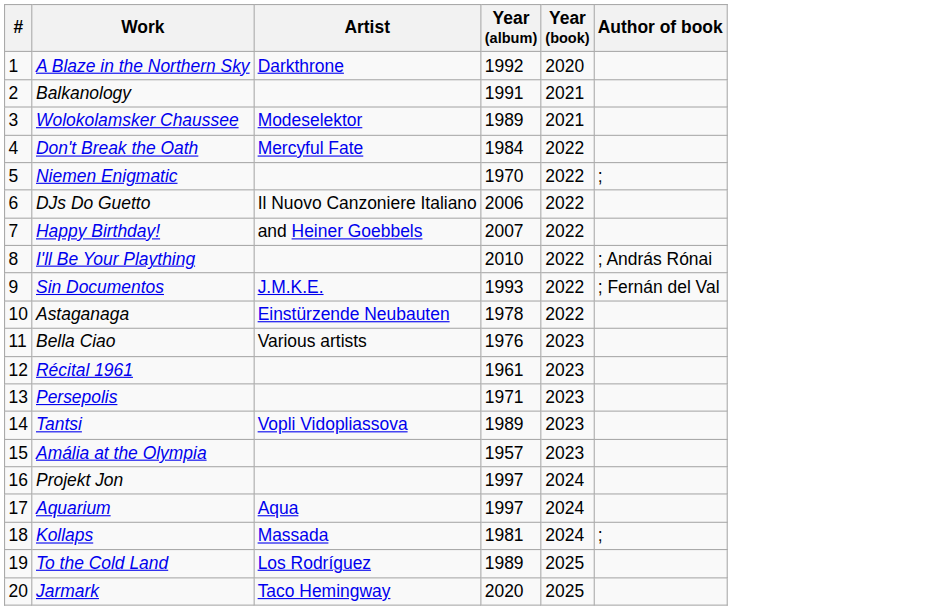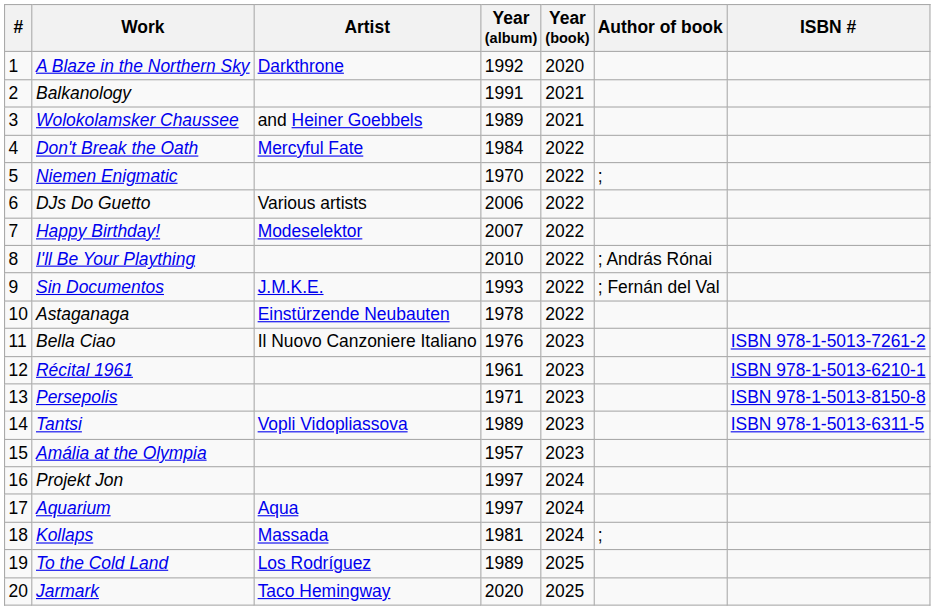+ column: (828, 28)
(310, 120) Modeselektor -> (340, 120) and Heiner Goebbels
(367, 203) Il Nuovo Canzoniere Italiano -> (312, 203) Various artists
(340, 231) and Heiner Goebbels -> (310, 231) Modeselektor
(312, 342) Various artists -> (367, 342) Il Nuovo Canzoniere Italiano
